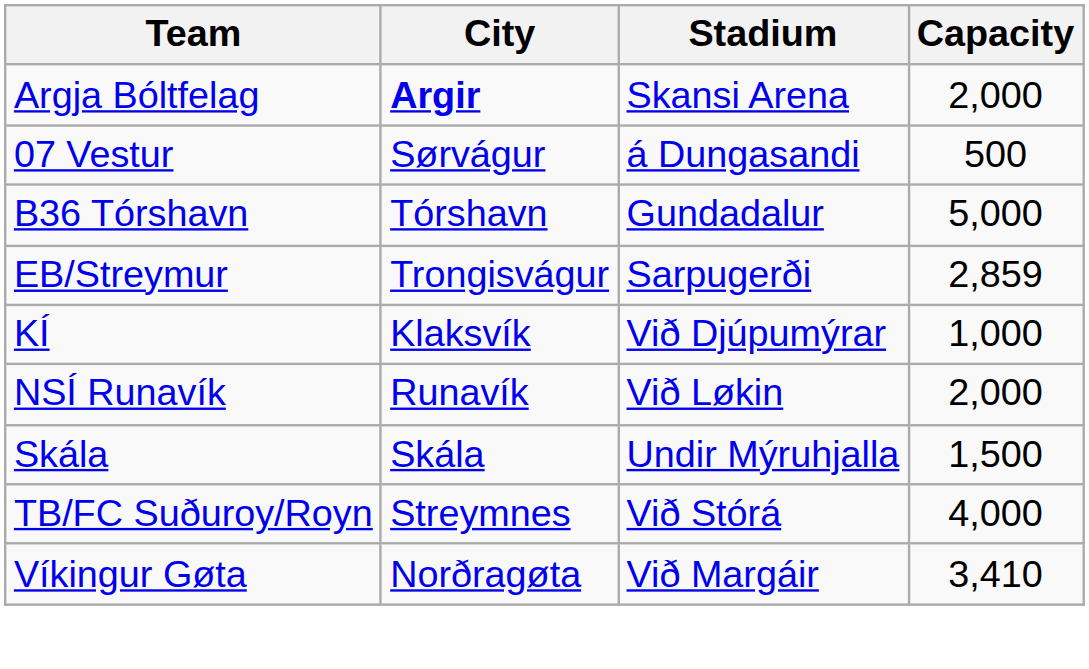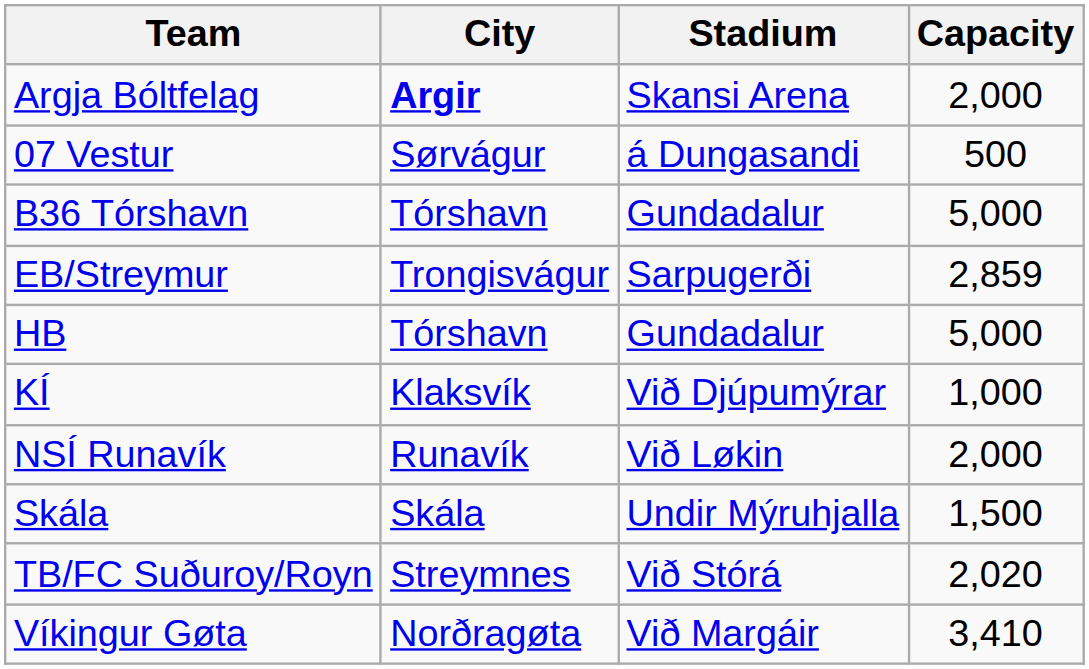+ row: (40, 333)
(995, 513) 4,000 -> (995, 573) 2,020
